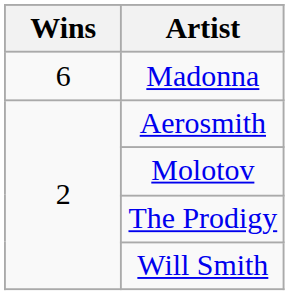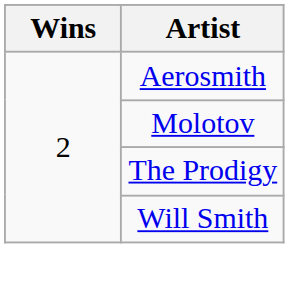- row: (203, 75)
